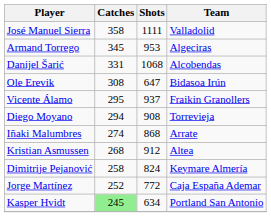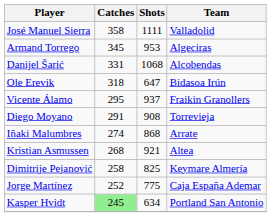(116, 82) 308 -> (116, 82) 318
(116, 116) 294 -> (116, 116) 291
(152, 151) 912 -> (152, 151) 921
(152, 168) 824 -> (152, 168) 825
(152, 185) 772 -> (152, 185) 775
